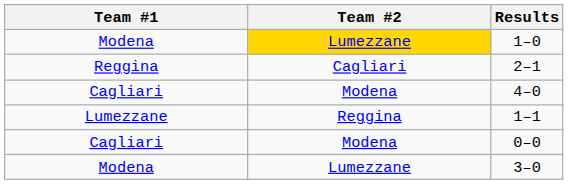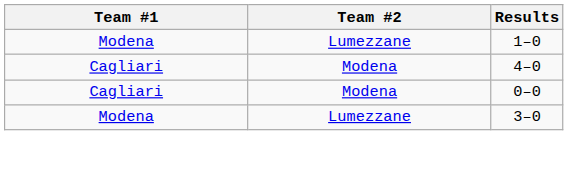(370, 42) gold background -> (370, 42) no background
- row: (527, 67)
- row: (527, 117)
